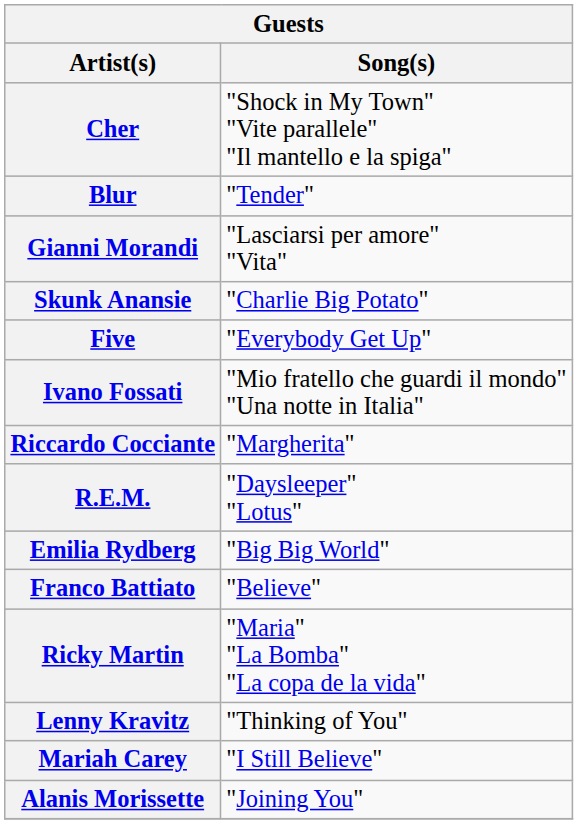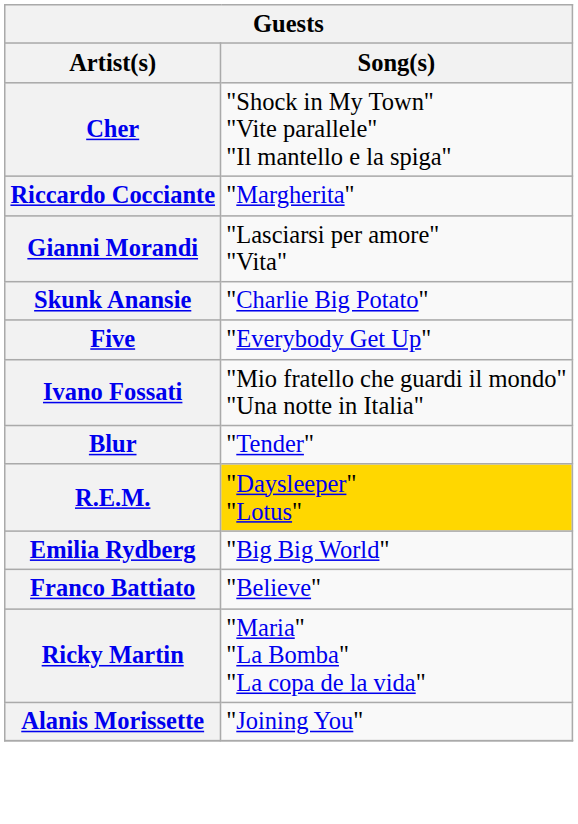rows swapped: (113, 195) <-> (113, 444)
(291, 497) no background -> (291, 497) gold background
- row: (113, 721)
- row: (113, 760)
